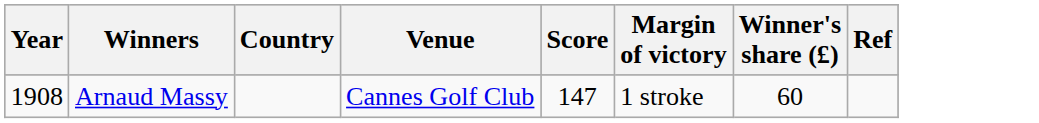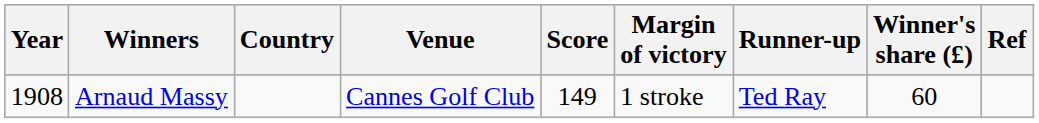+ column: (800, 39)
(577, 95) 147 -> (577, 95) 149
